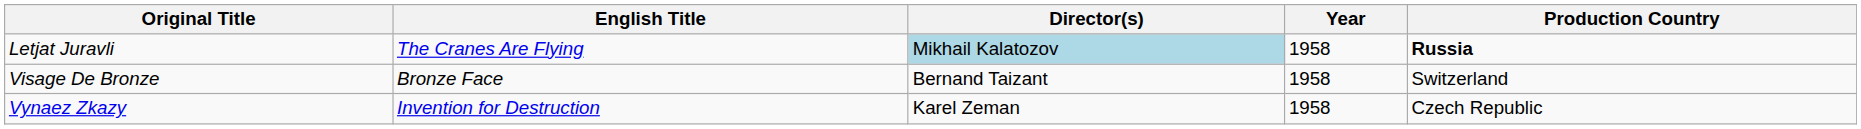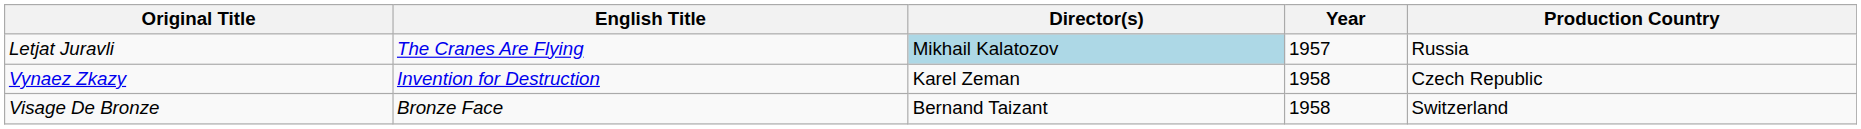(1310, 49) 1958 -> (1310, 49) 1957
(1442, 49) bold -> (1440, 49) normal
rows swapped: (84, 78) <-> (68, 108)
